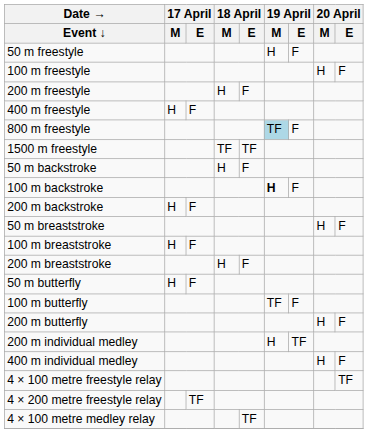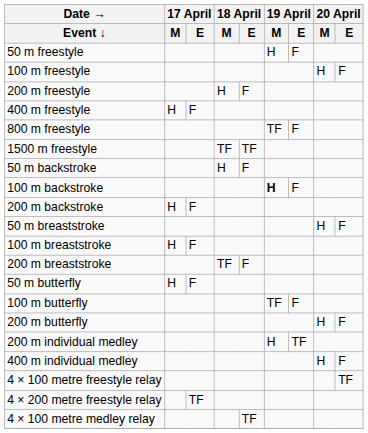(274, 129) lightblue background -> (274, 129) no background
(221, 264) H -> (224, 264) TF
